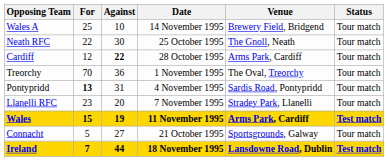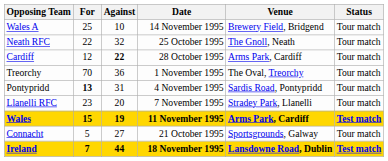(119, 42) 30 -> (119, 42) 32
